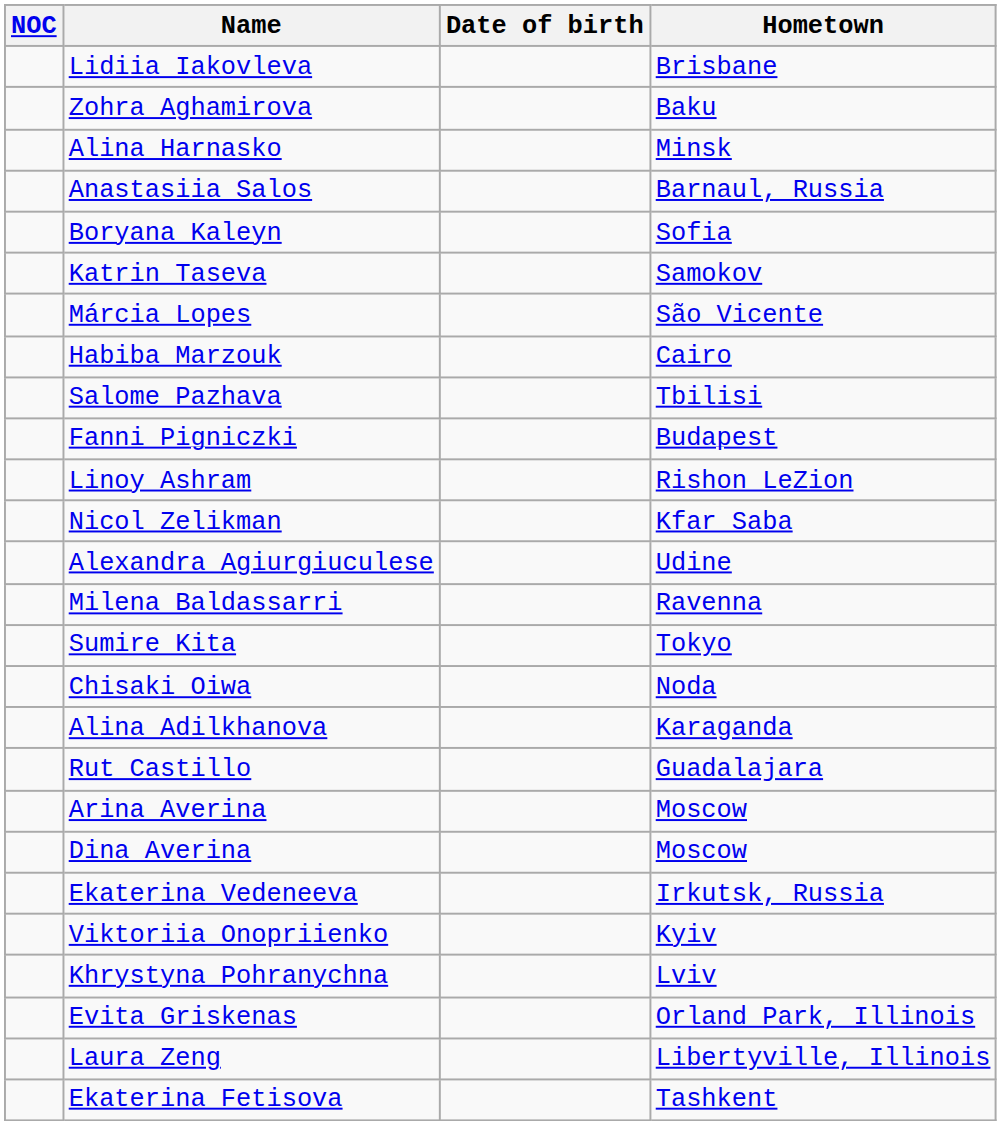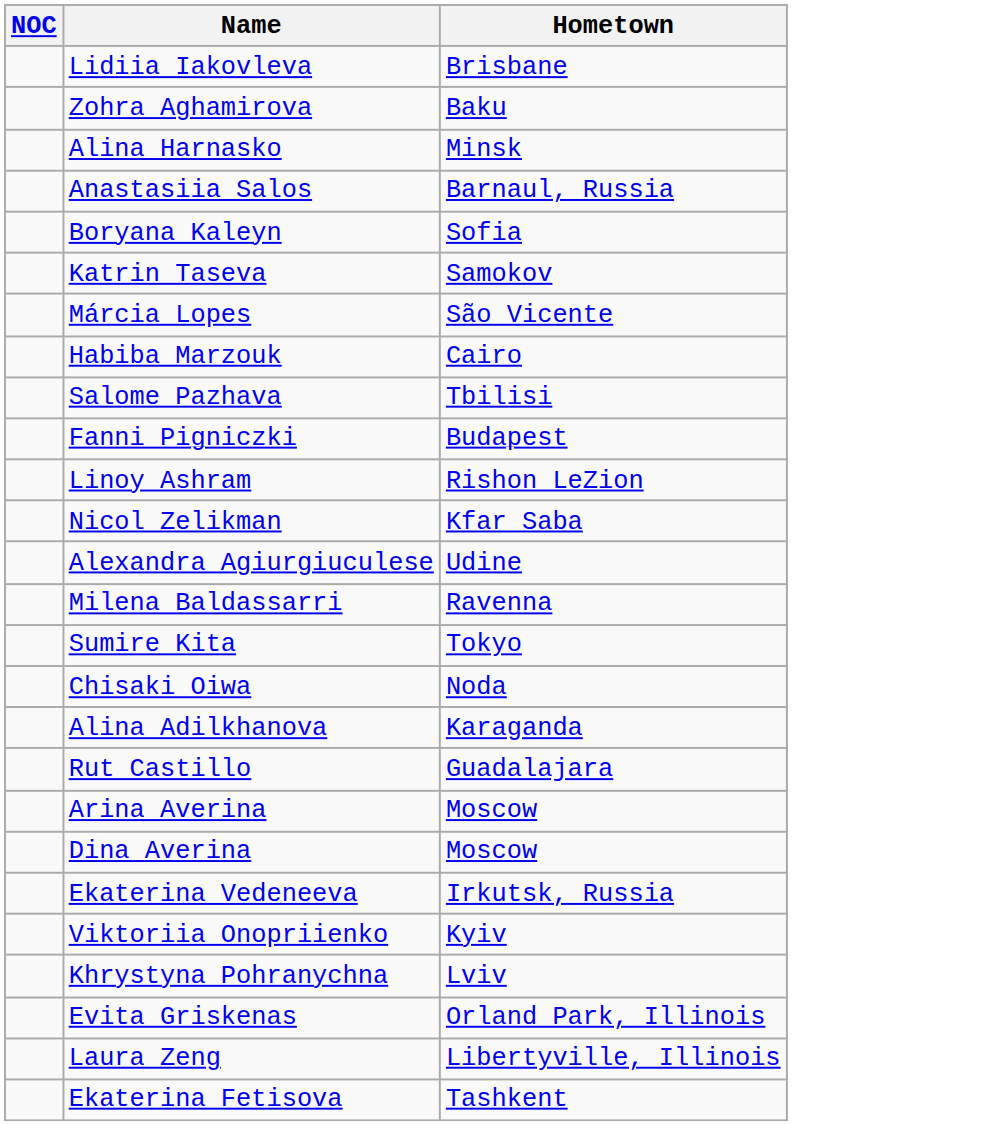- column: (545, 26)
